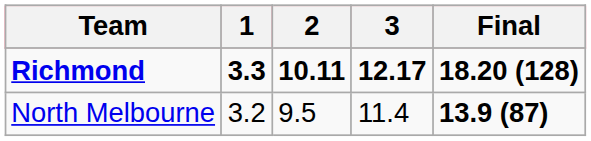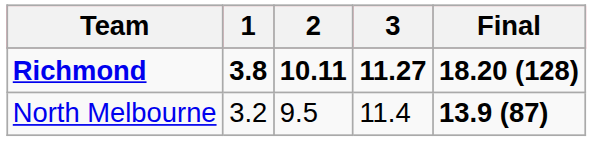(247, 69) 3.3 -> (248, 69) 3.8
(392, 69) 12.17 -> (393, 69) 11.27
